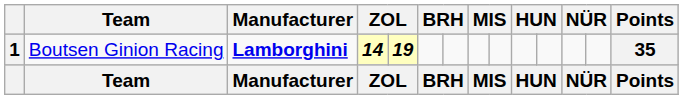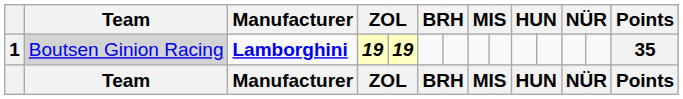(126, 49) no background -> (126, 49) lightgrey background
(373, 49) 14 -> (373, 49) 19
